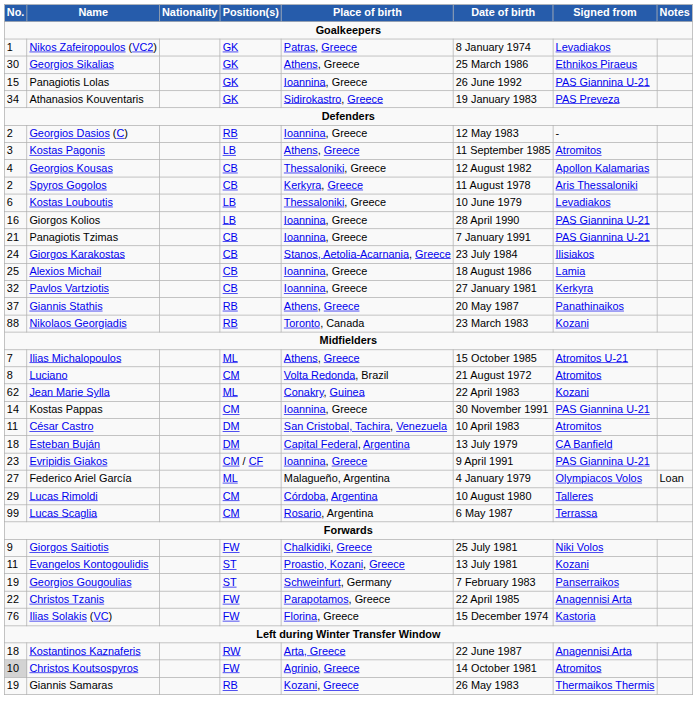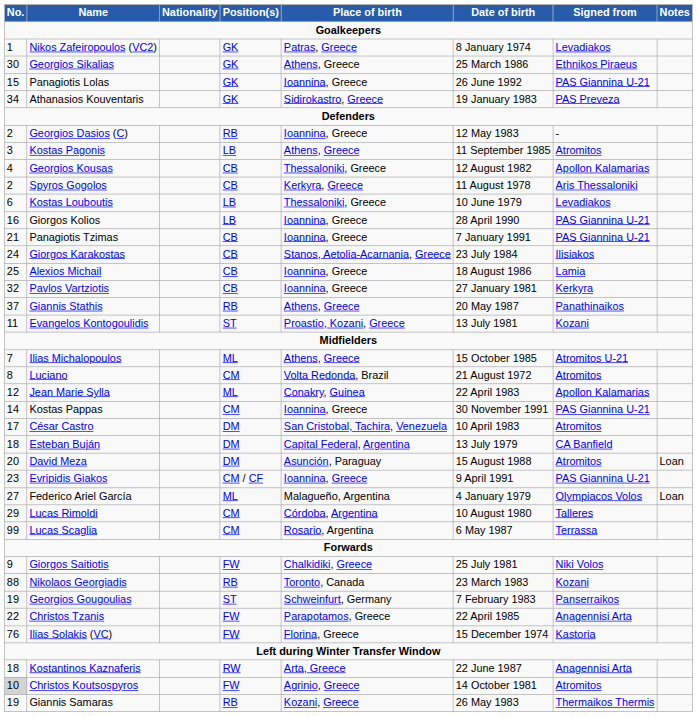rows swapped: (78, 323) <-> (89, 565)
(13, 392) 62 -> (13, 392) 12
(572, 392) Kozani -> (602, 392) Apollon Kalamarias
(12, 427) 11 -> (13, 427) 17
+ row: (58, 461)
